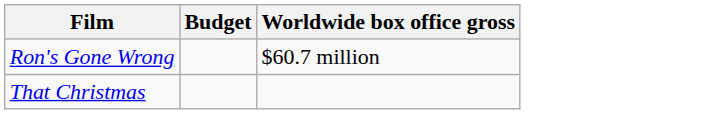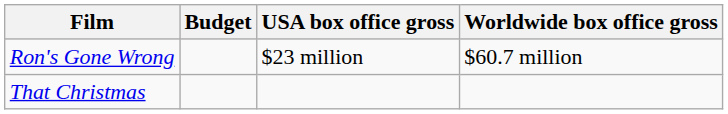+ column: (358, 21)
